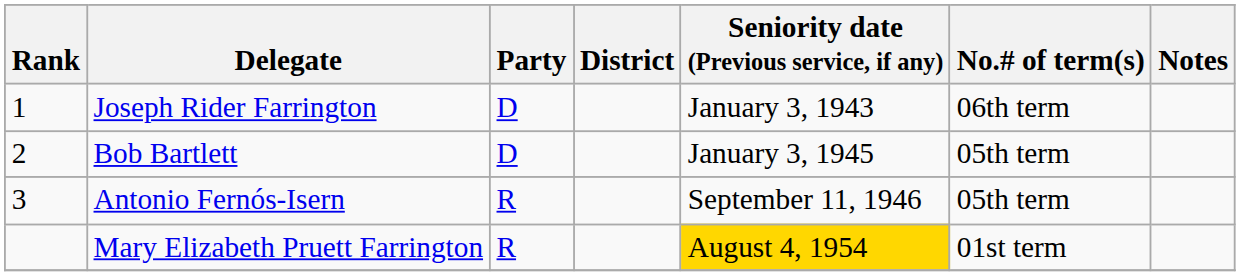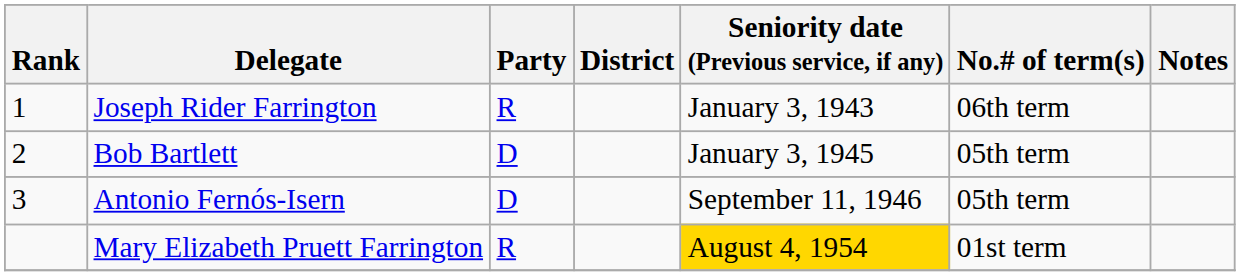(507, 107) D -> (506, 107) R
(506, 199) R -> (507, 199) D
